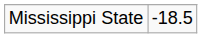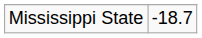(172, 18) -18.5 -> (172, 18) -18.7
